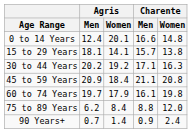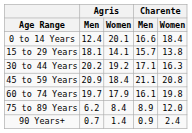(173, 39) 14.8 -> (173, 39) 18.4
(146, 108) 8.8 -> (146, 108) 8.9
